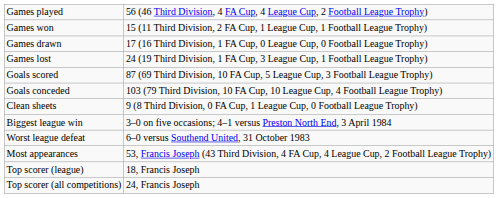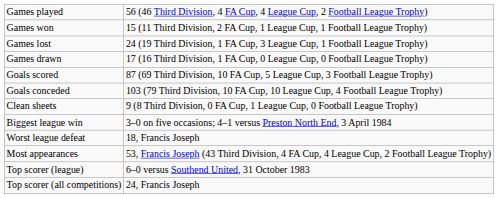rows swapped: (34, 43) <-> (29, 59)
(218, 138) 6–0 versus Southend United, 31 October 1983 -> (163, 138) 18, Francis Joseph
(163, 169) 18, Francis Joseph -> (218, 169) 6–0 versus Southend United, 31 October 1983
